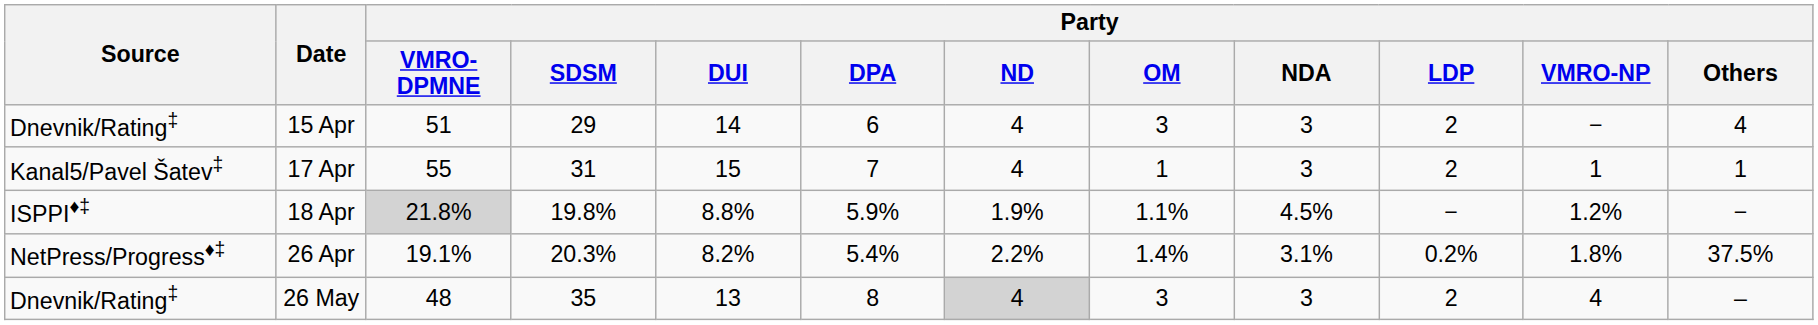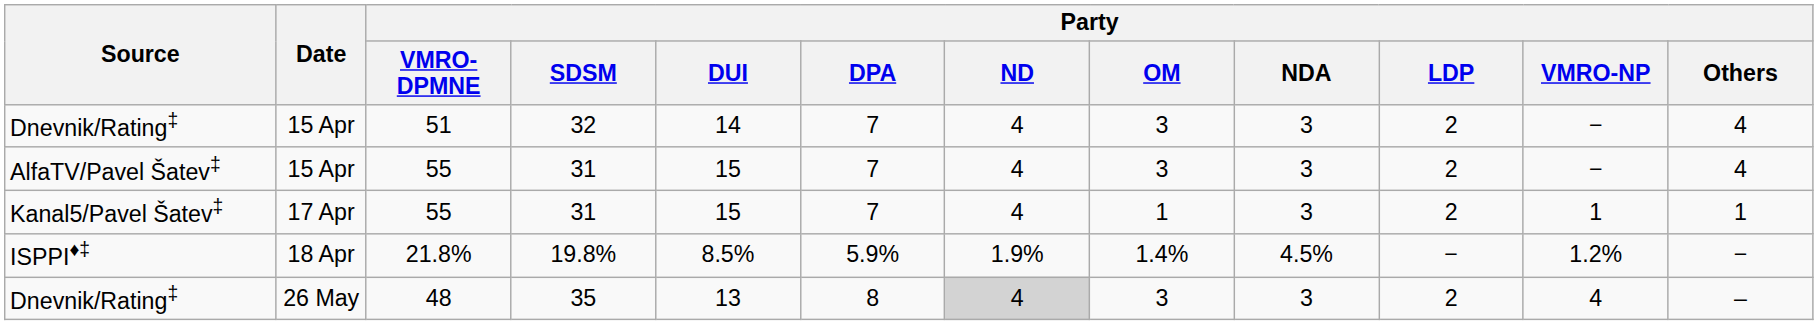(583, 125) 29 -> (583, 125) 32
(873, 125) 6 -> (873, 125) 7
+ row: (115, 168)
(439, 211) lightgrey background -> (439, 254) no background
(728, 211) 8.8% -> (728, 254) 8.5%
(1162, 211) 1.1% -> (1162, 254) 1.4%
- row: (118, 254)
